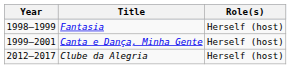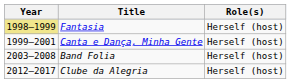(31, 27) no background -> (31, 27) khaki background
+ row: (88, 56)
